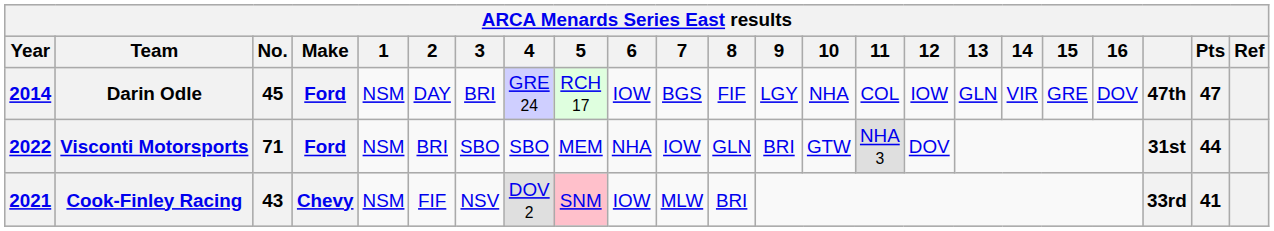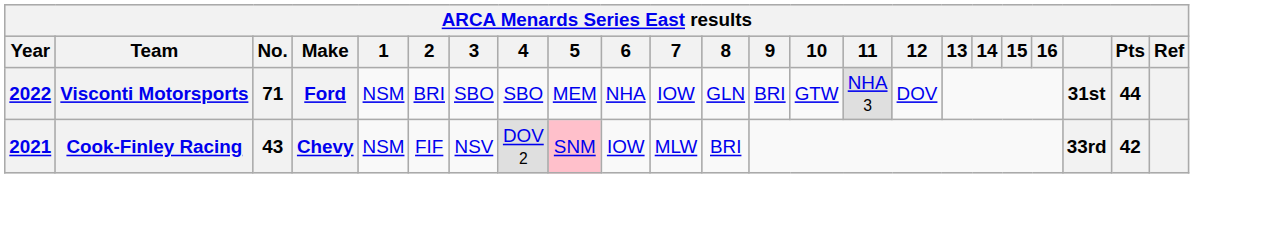- row: (154, 93)
(1210, 199) 41 -> (1130, 146) 42
